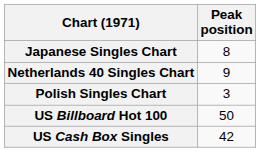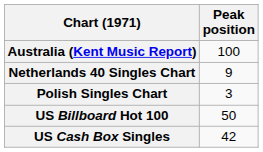+ row: (102, 51)
- row: (101, 51)
